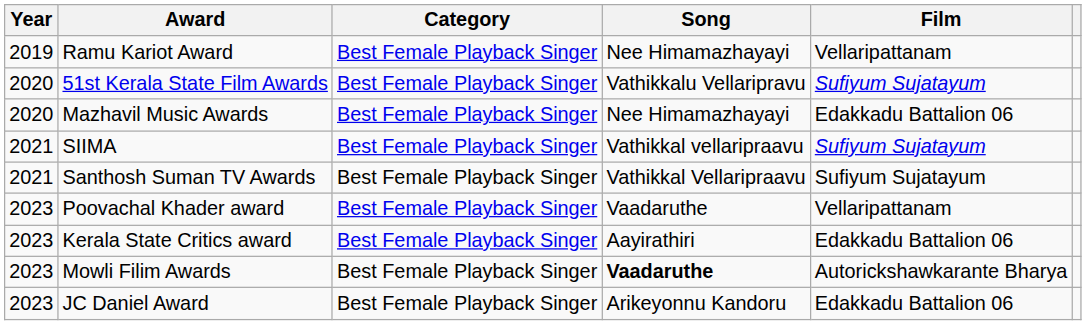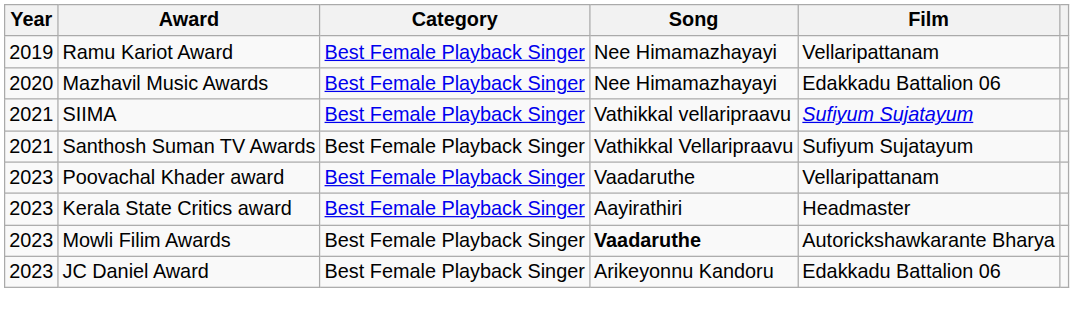- row: (195, 83)
(914, 240) Edakkadu Battalion 06 -> (856, 209) Headmaster
